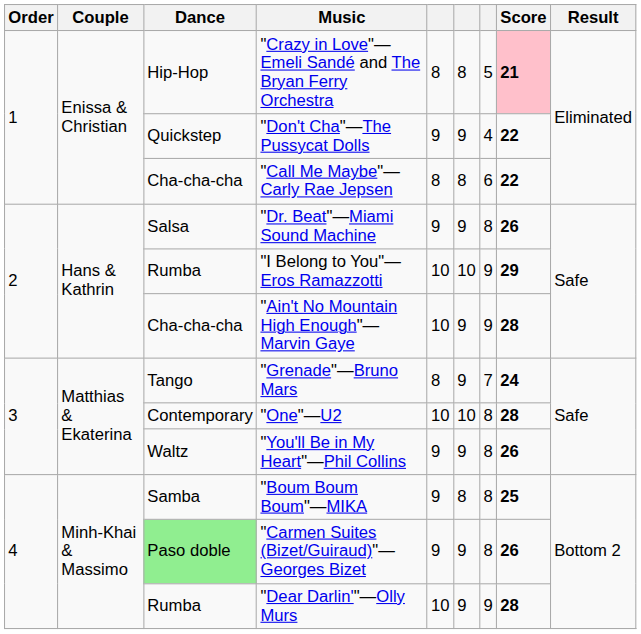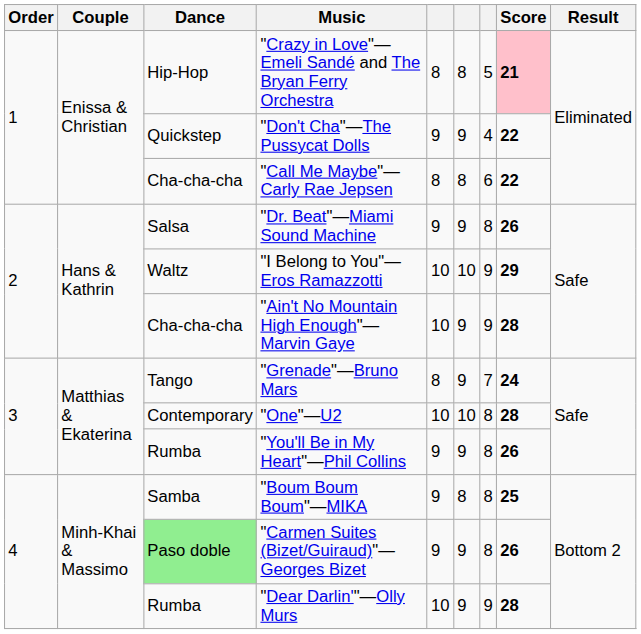(174, 271) Rumba -> (168, 271) Waltz
(168, 451) Waltz -> (174, 451) Rumba
